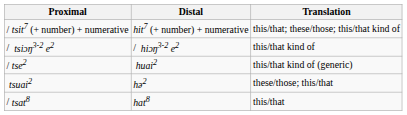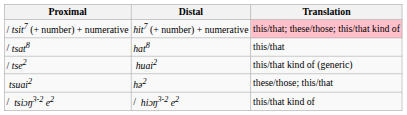(327, 29) no background -> (327, 29) pink background
rows swapped: (18, 101) <-> (30, 47)
